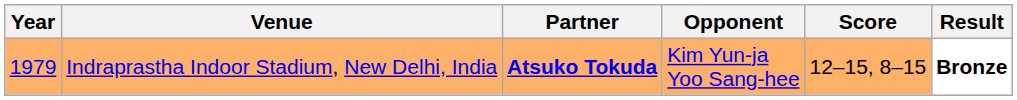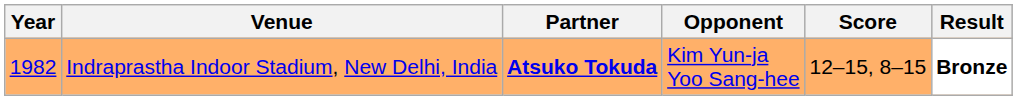(33, 67) 1979 -> (33, 67) 1982
